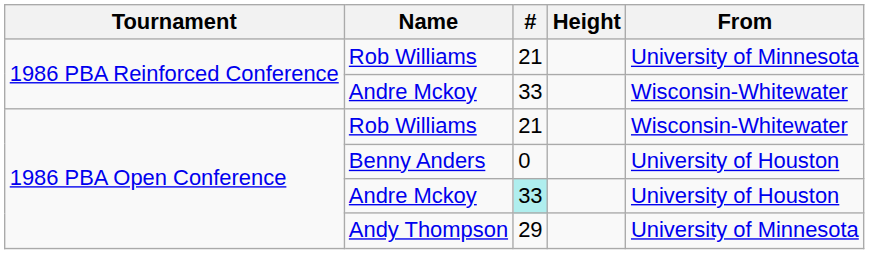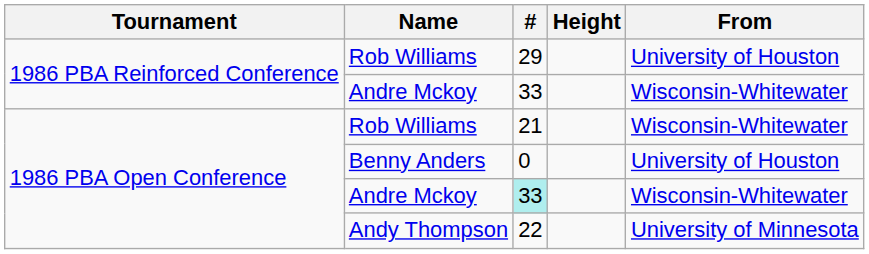(530, 56) 21 -> (530, 56) 29
(745, 56) University of Minnesota -> (735, 56) University of Houston
(735, 195) University of Houston -> (739, 195) Wisconsin-Whitewater
(530, 230) 29 -> (530, 230) 22
